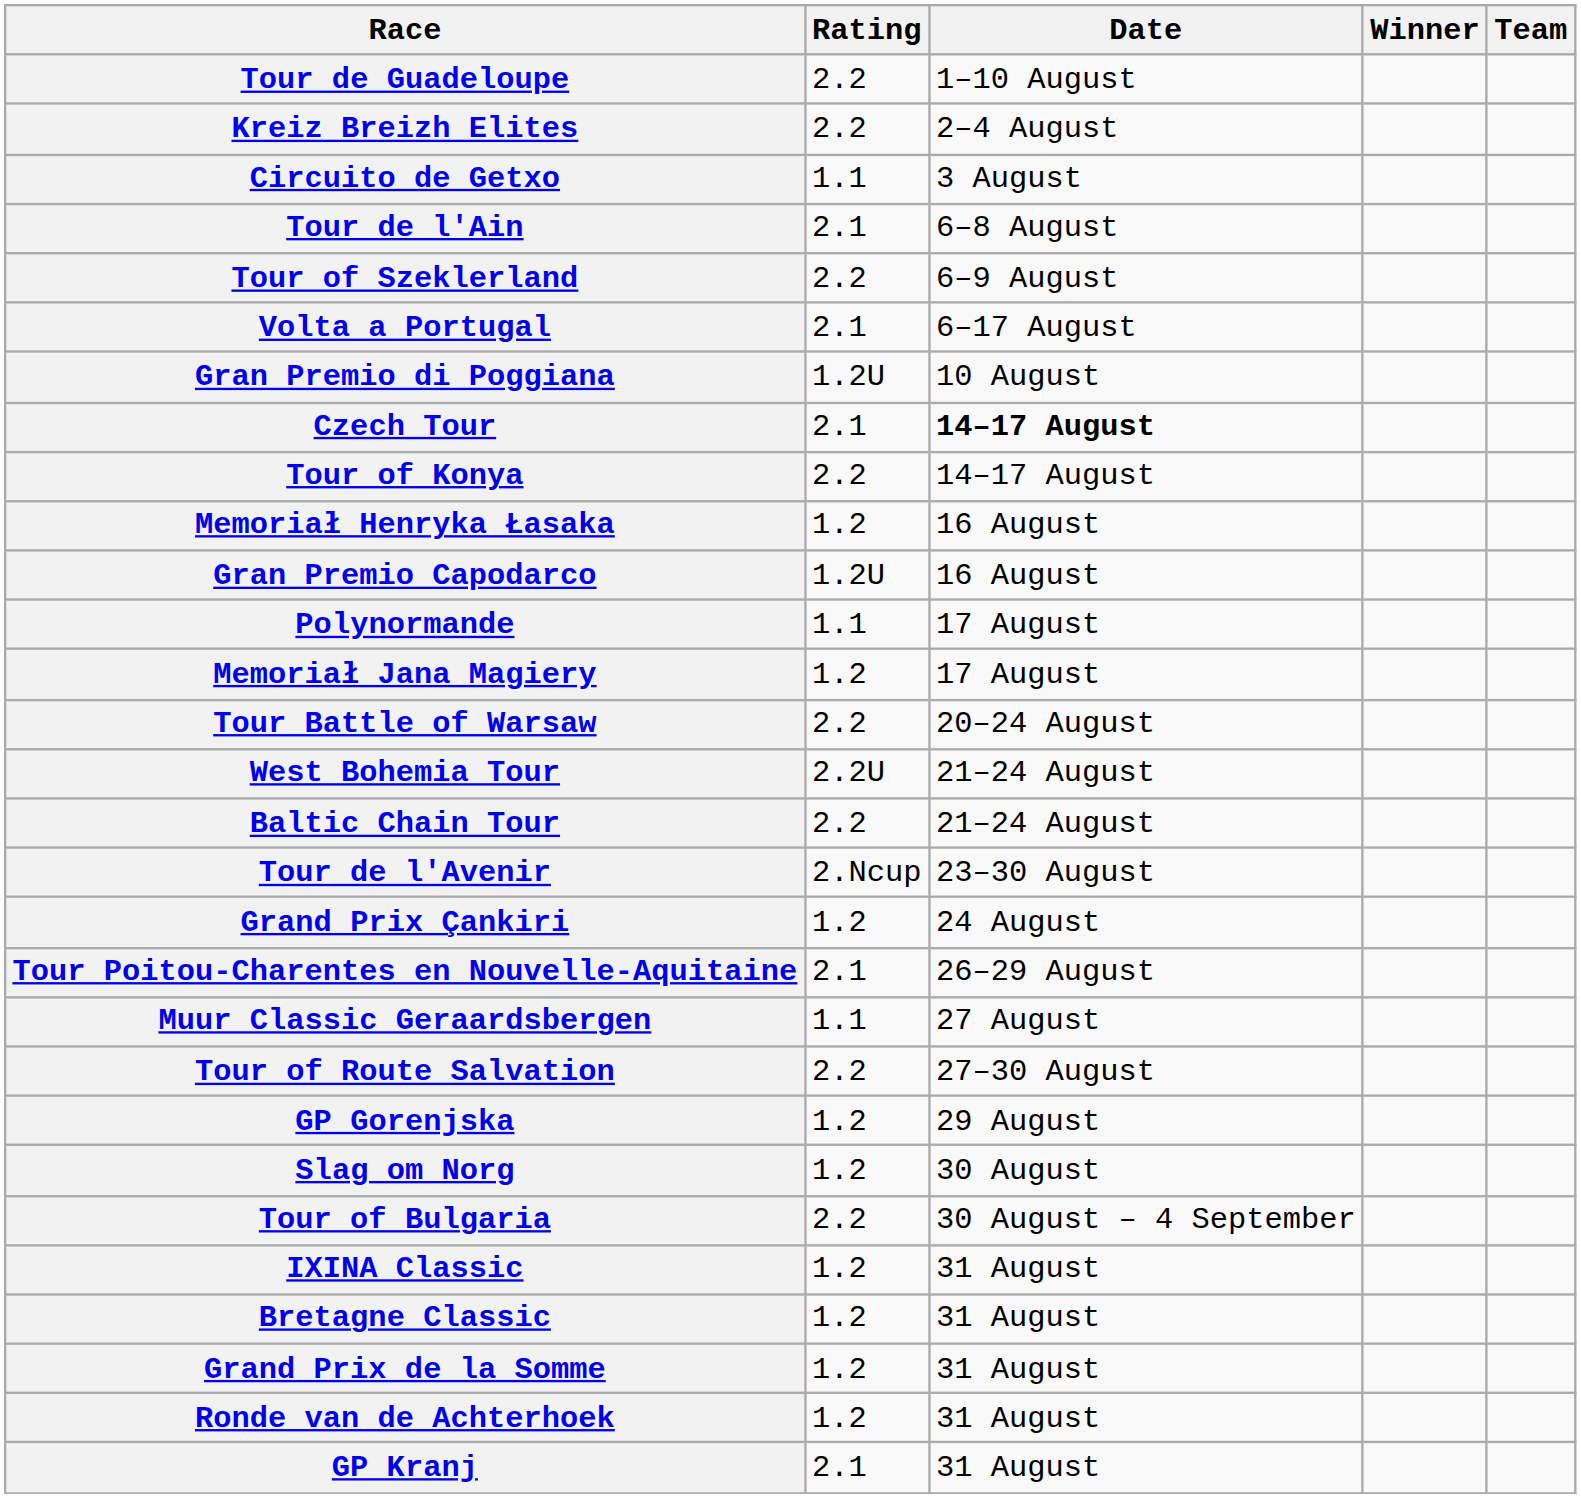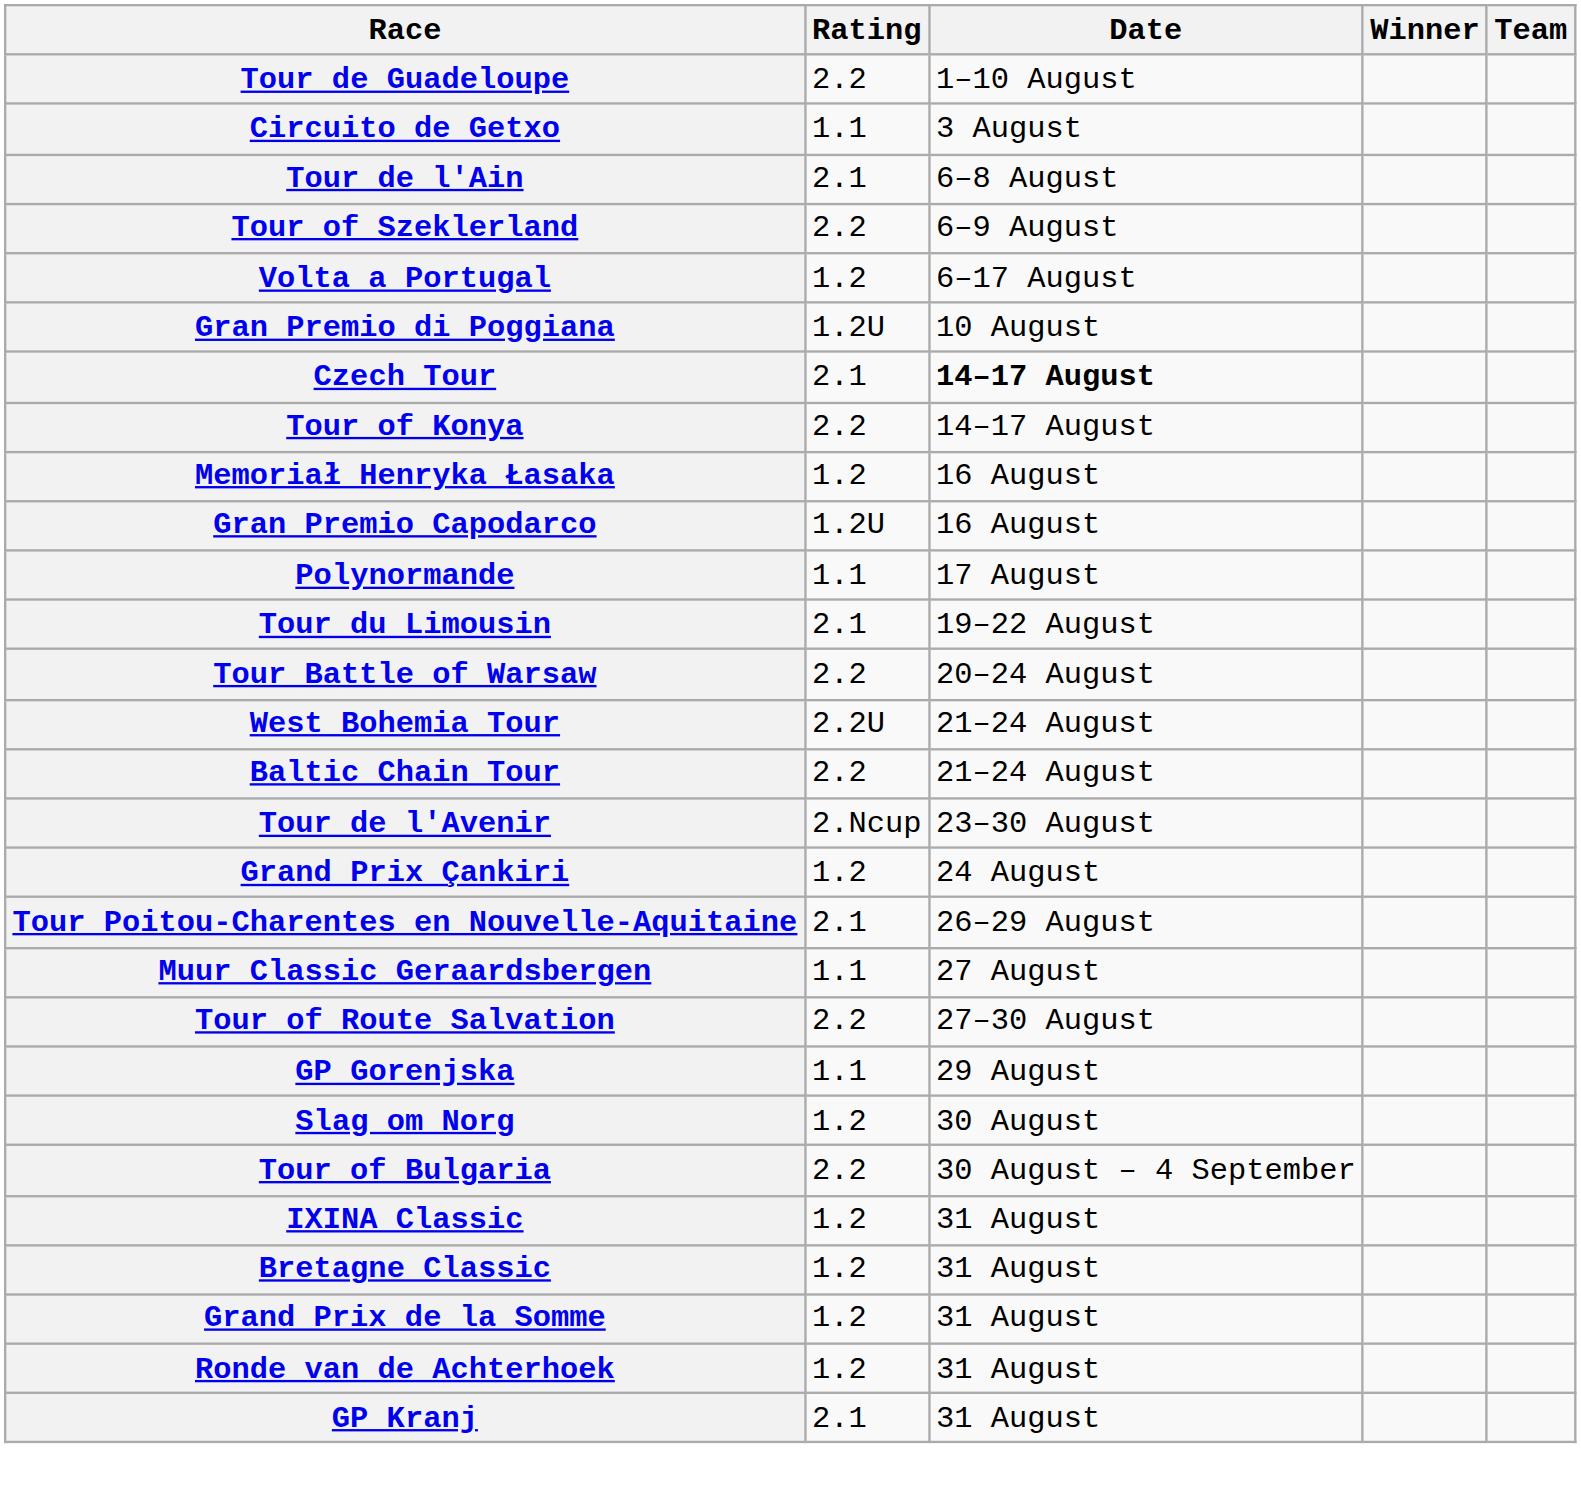- row: (405, 129)
(839, 327) 2.1 -> (839, 278) 1.2
- row: (405, 674)
+ row: (405, 625)
(839, 1121) 1.2 -> (839, 1071) 1.1
